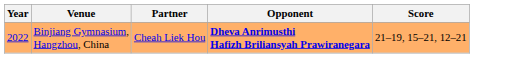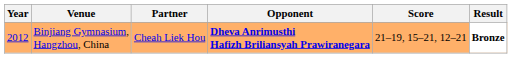+ column: (488, 13)
(18, 37) 2022 -> (18, 37) 2012
